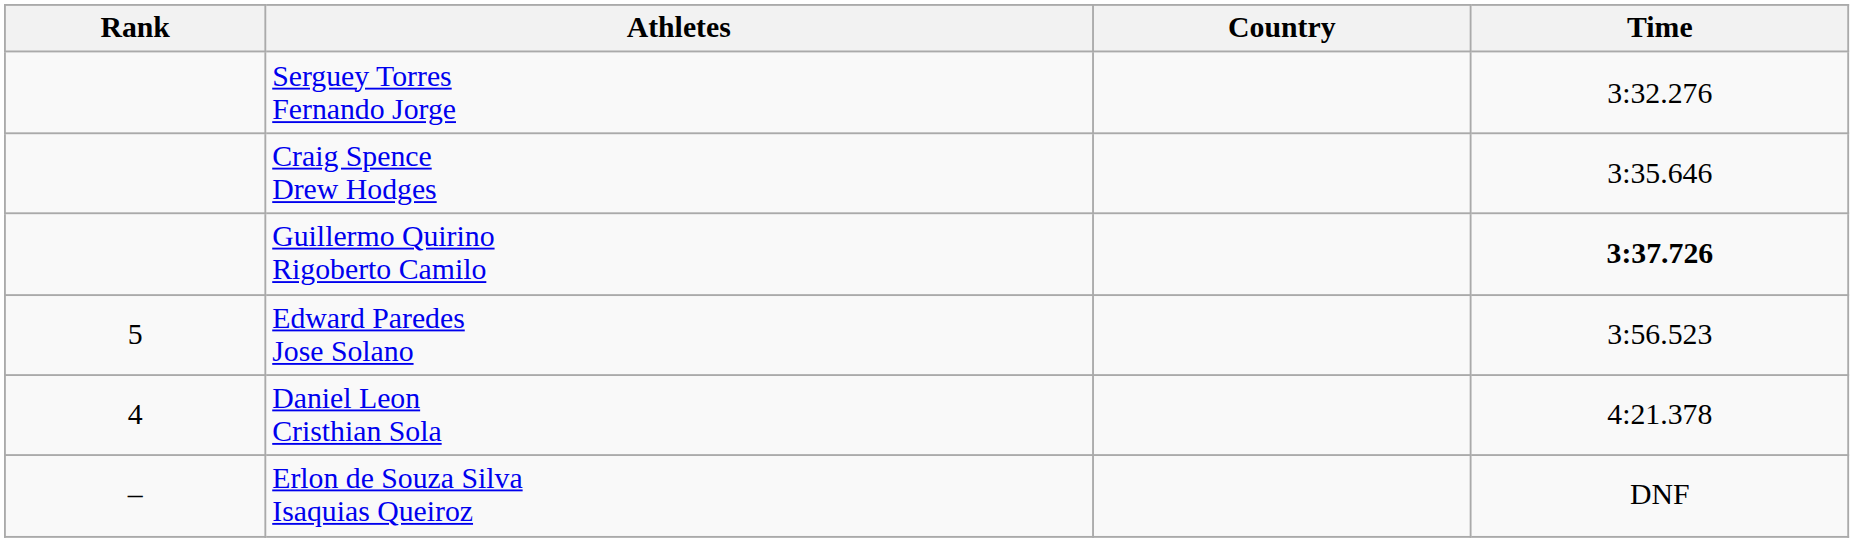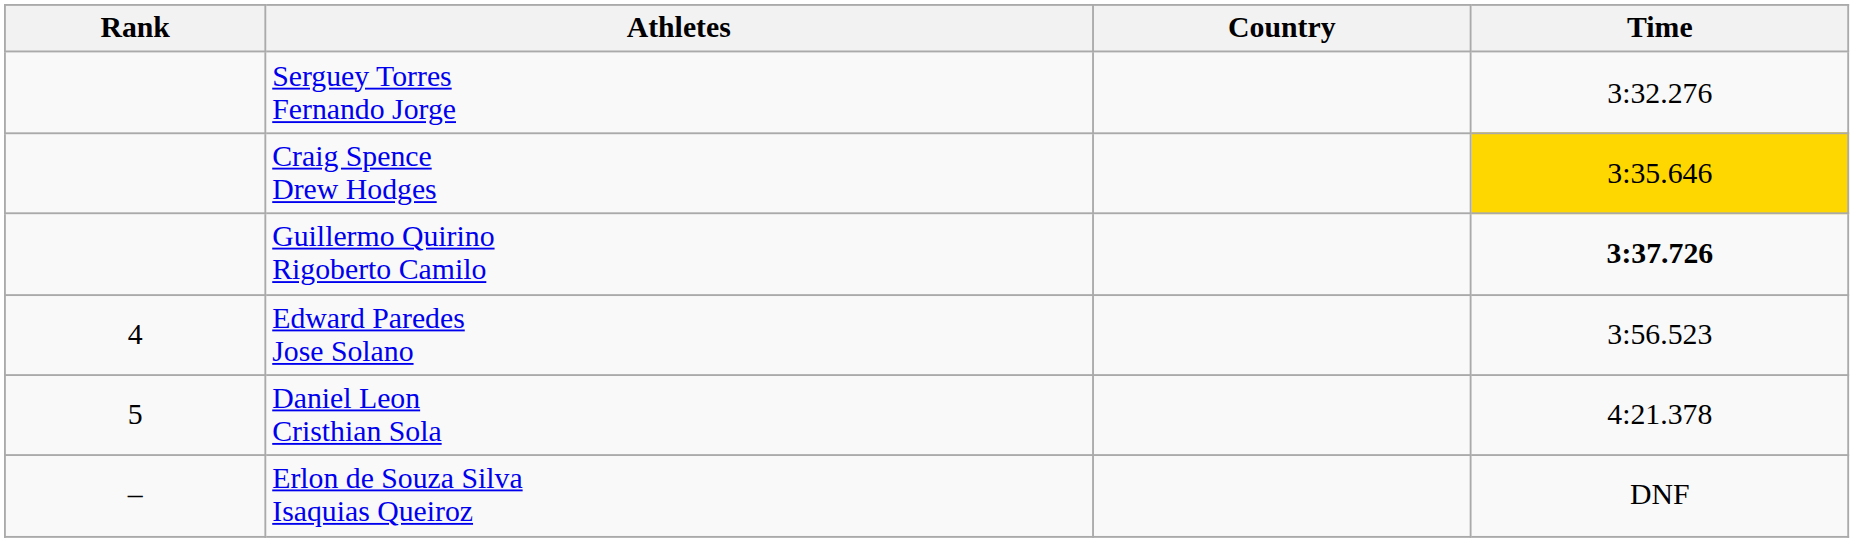(1660, 172) no background -> (1660, 172) gold background
(135, 334) 5 -> (135, 334) 4
(135, 414) 4 -> (135, 414) 5
